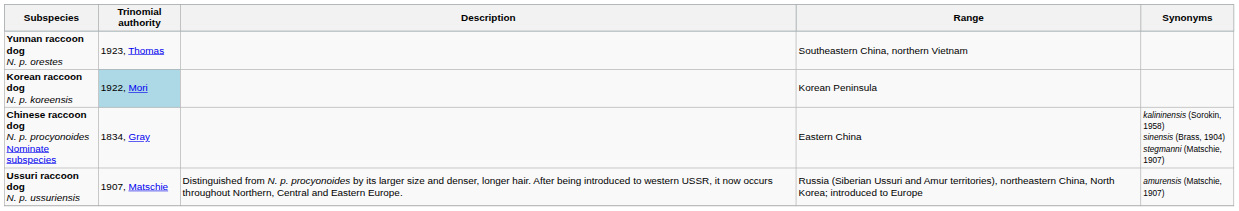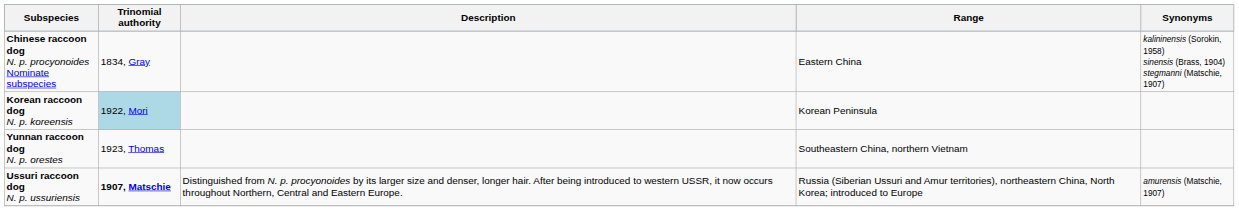rows swapped: (48, 137) <-> (45, 50)
(134, 186) normal -> (136, 186) bold
